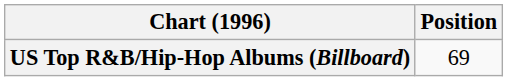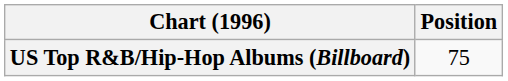(459, 57) 69 -> (459, 57) 75
